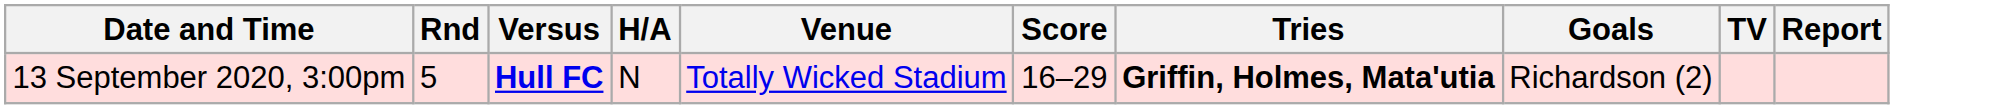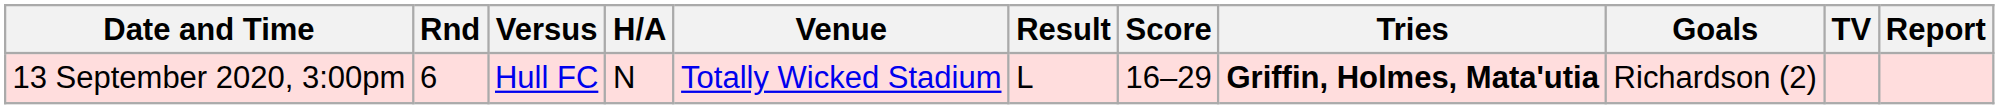+ column: (1064, 29)
(429, 78) 5 -> (429, 78) 6
(549, 78) bold -> (547, 78) normal
